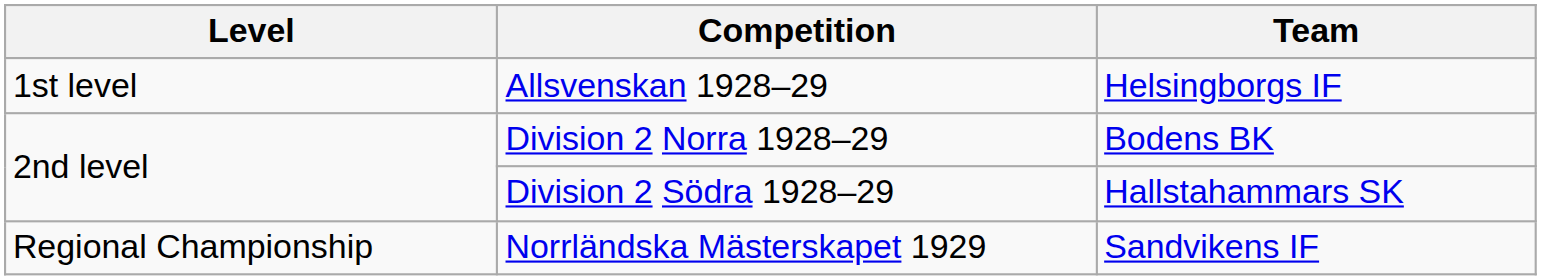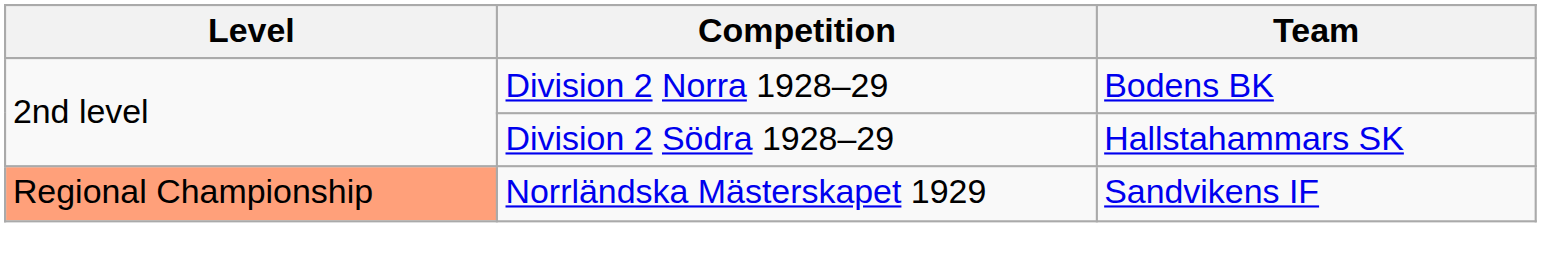- row: (667, 85)
(193, 246) no background -> (193, 192) lightsalmon background
